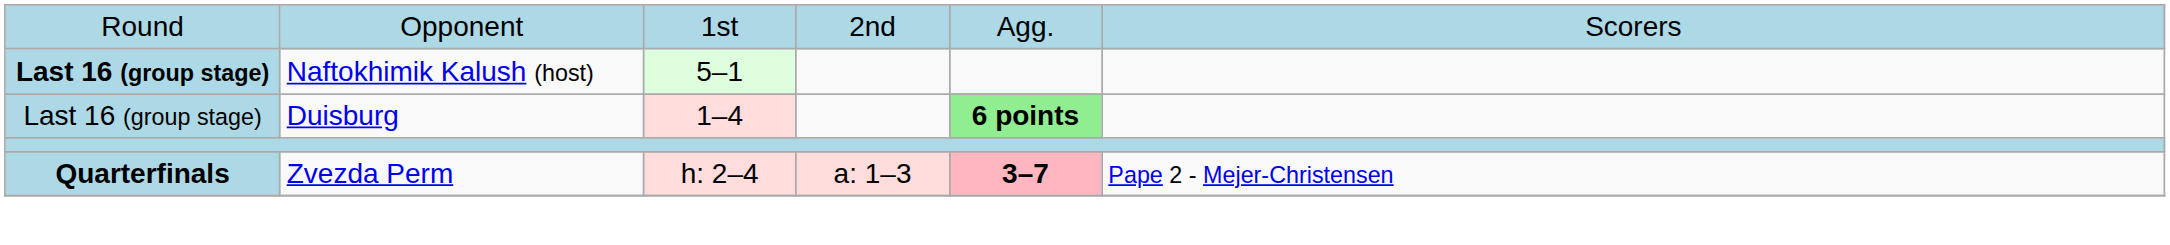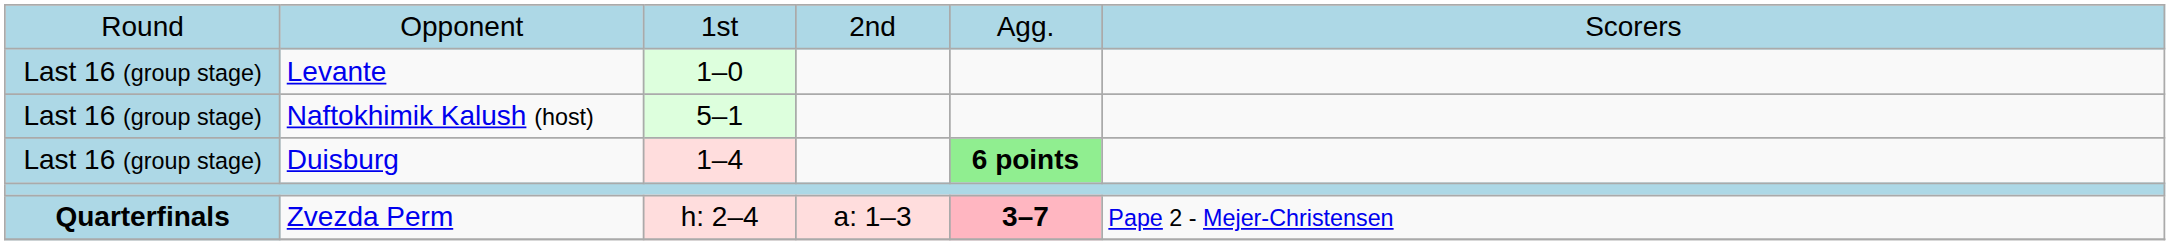+ row: (337, 71)
(143, 71) bold -> (143, 115) normal
